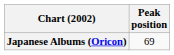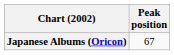(149, 41) 69 -> (149, 41) 67
